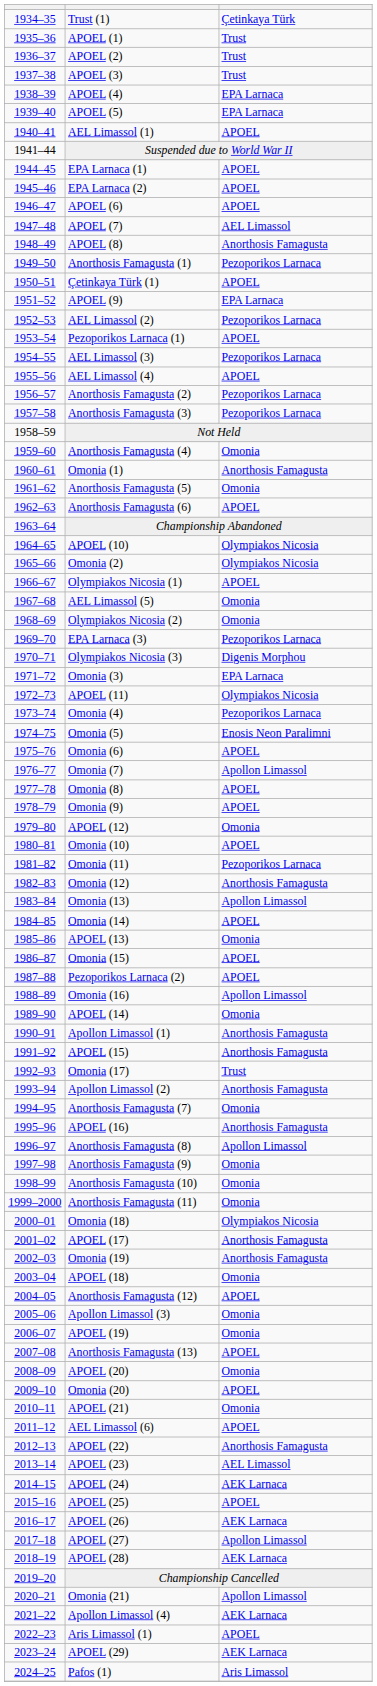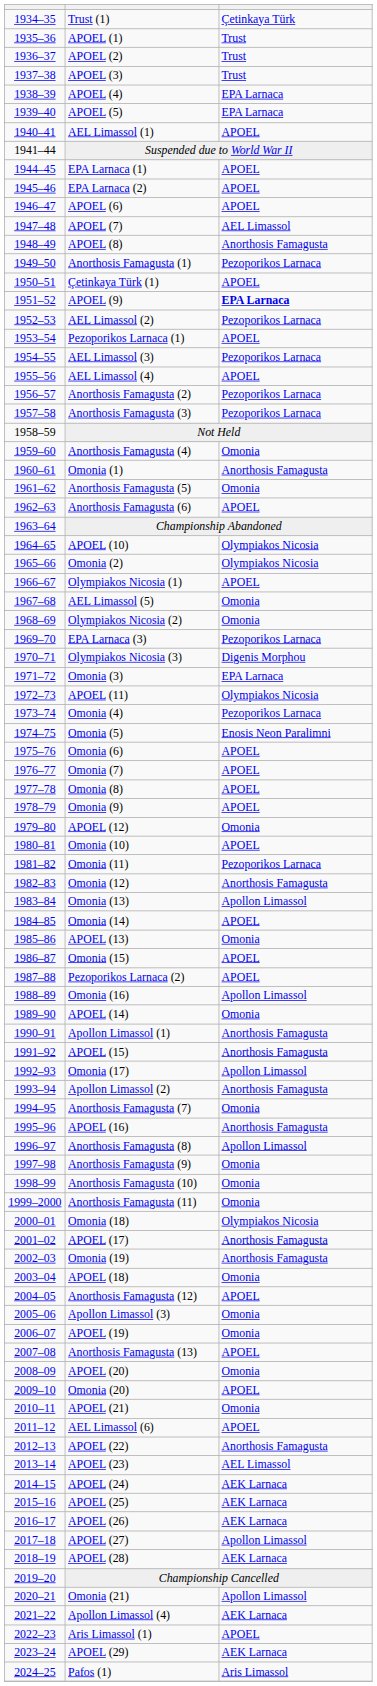(252, 301) normal -> (255, 301) bold
(264, 770) Apollon Limassol -> (241, 770) APOEL
(234, 1070) Trust -> (264, 1070) Apollon Limassol
(241, 1502) APOEL -> (254, 1502) AEK Larnaca
